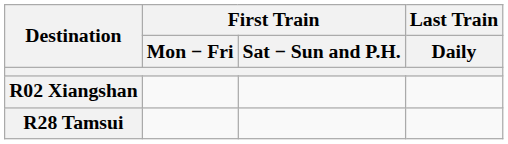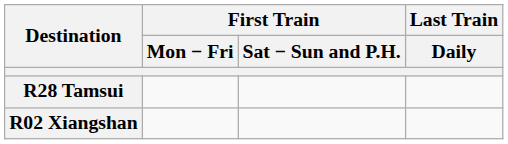rows swapped: (73, 122) <-> (73, 91)
